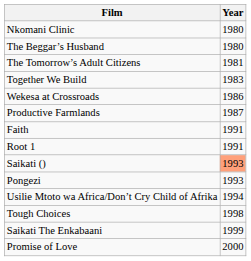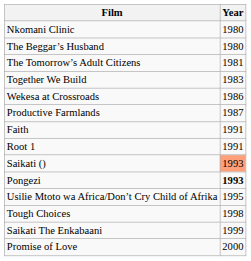(233, 180) normal -> (233, 180) bold
(233, 197) 1994 -> (233, 197) 1995
